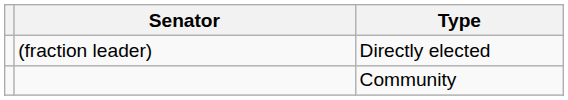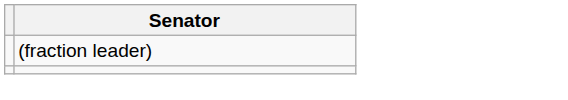- column: (459, 20)
